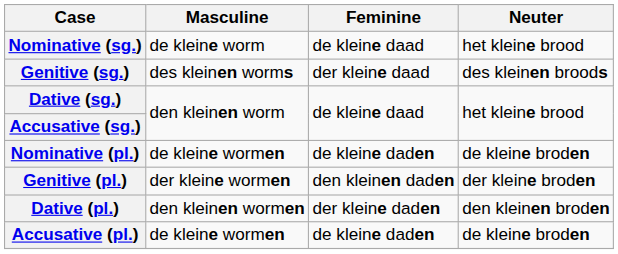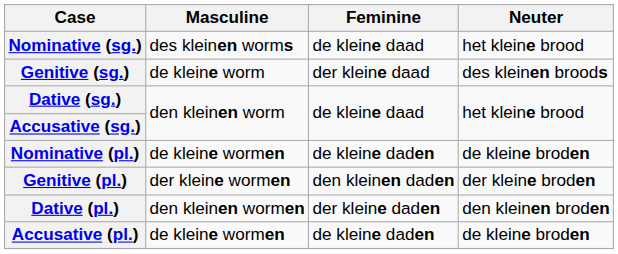(207, 45) de kleine worm -> (221, 45) des kleinen worms
(221, 72) des kleinen worms -> (207, 72) de kleine worm
